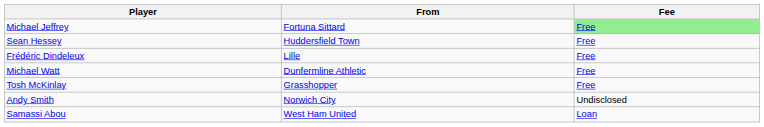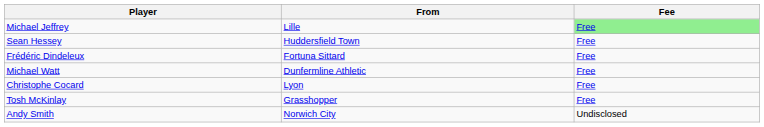(314, 27) Fortuna Sittard -> (292, 27) Lille
(292, 56) Lille -> (314, 56) Fortuna Sittard
+ row: (45, 85)
- row: (36, 115)
